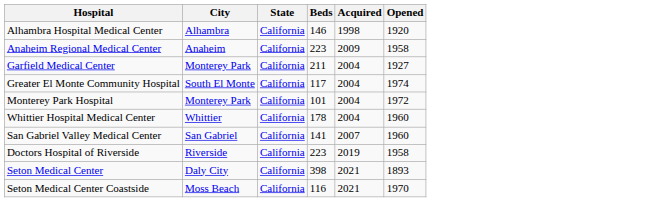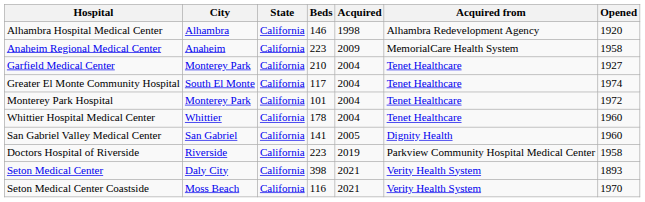+ column: (491, 13)
(318, 65) 211 -> (318, 65) 210
(349, 135) 2007 -> (349, 135) 2005
